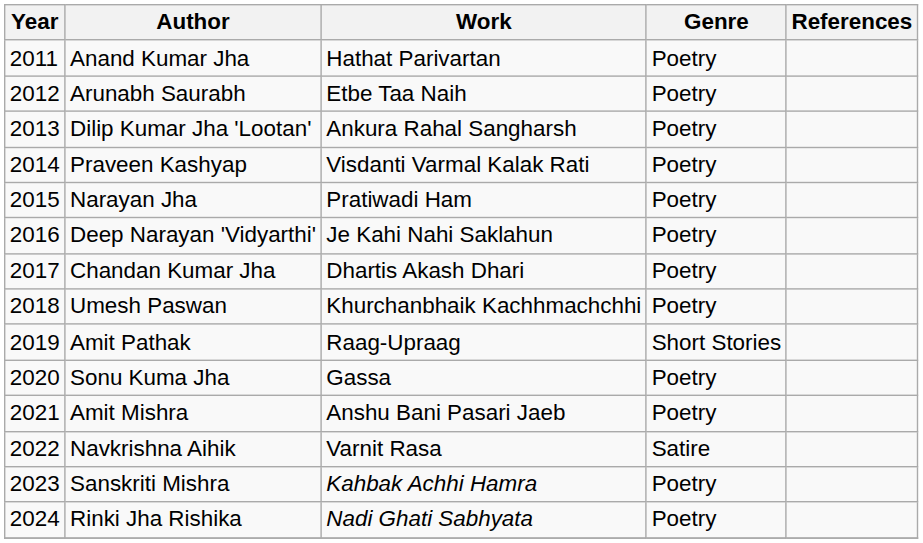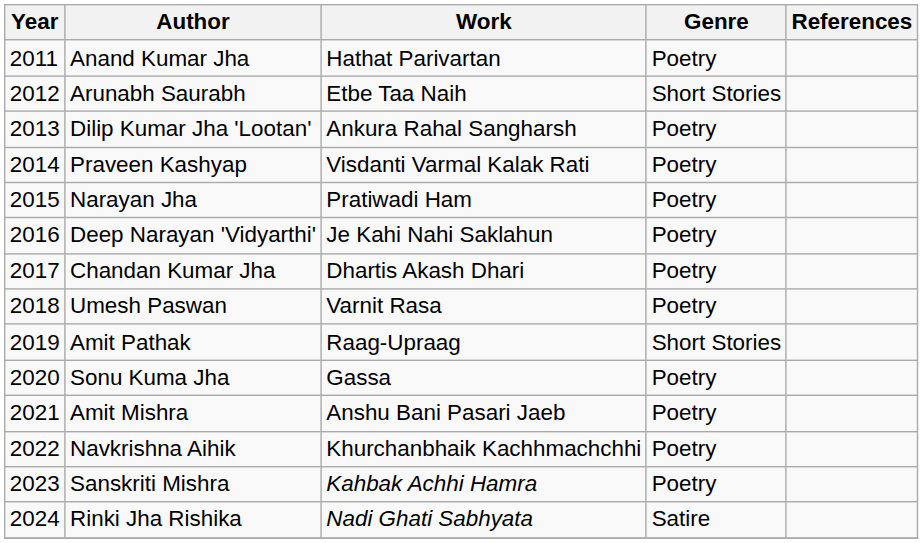(684, 93) Poetry -> (716, 93) Short Stories
(484, 306) Khurchanbhaik Kachhmachchhi -> (384, 306) Varnit Rasa
(384, 448) Varnit Rasa -> (484, 448) Khurchanbhaik Kachhmachchhi
(681, 448) Satire -> (684, 448) Poetry
(684, 519) Poetry -> (681, 519) Satire
